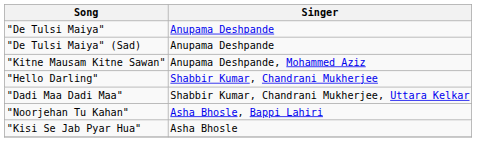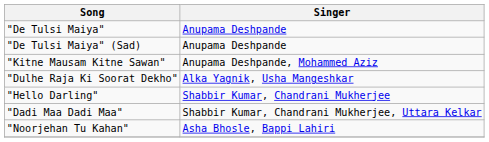+ row: (92, 79)
- row: (74, 128)
